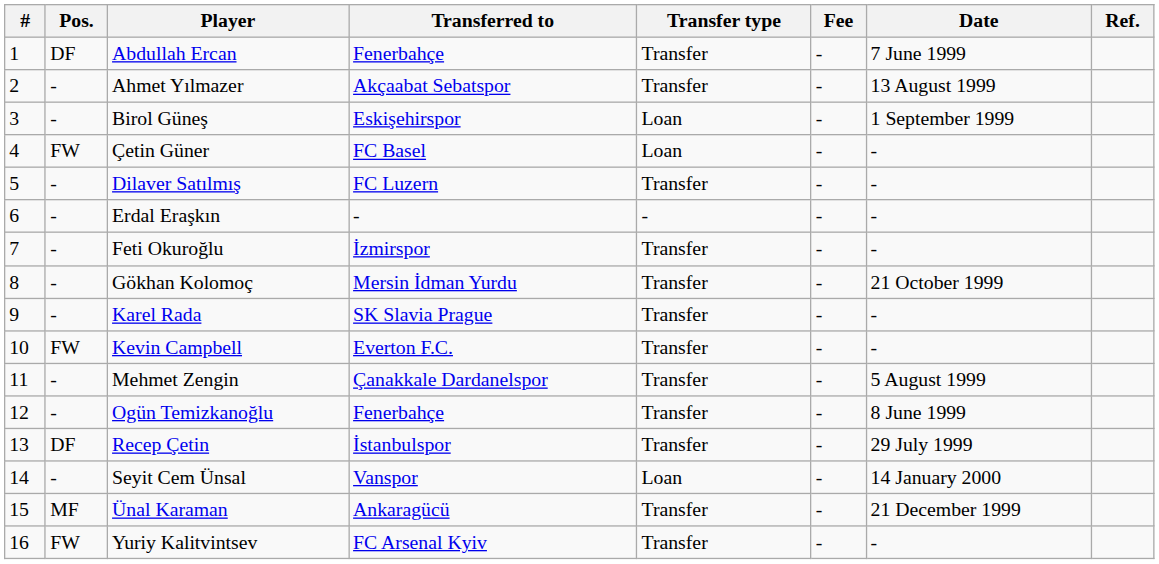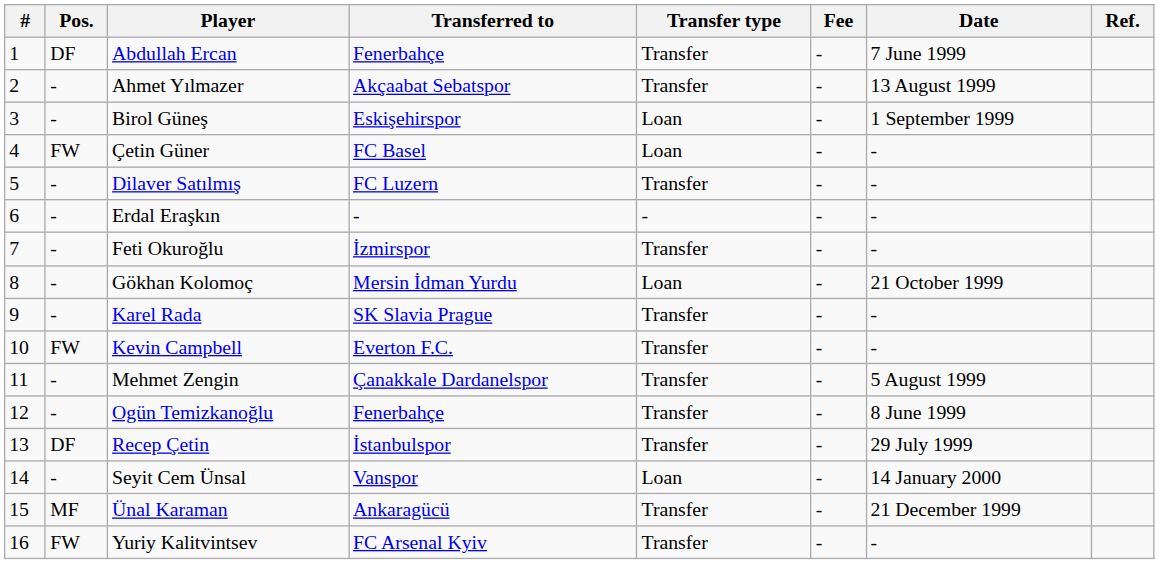(675, 281) Transfer -> (662, 281) Loan
